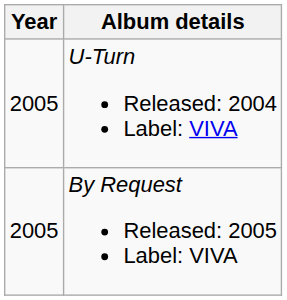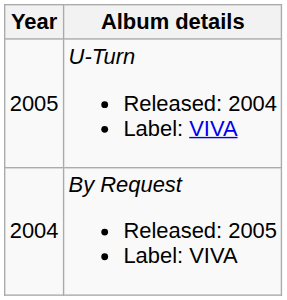(34, 231) 2005 -> (34, 231) 2004
